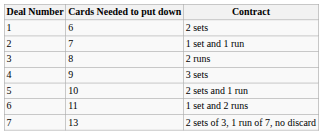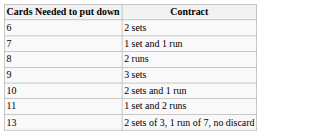- column: (35, 12)
